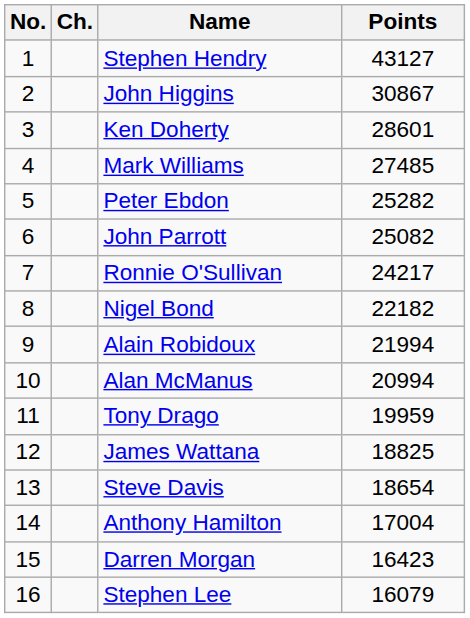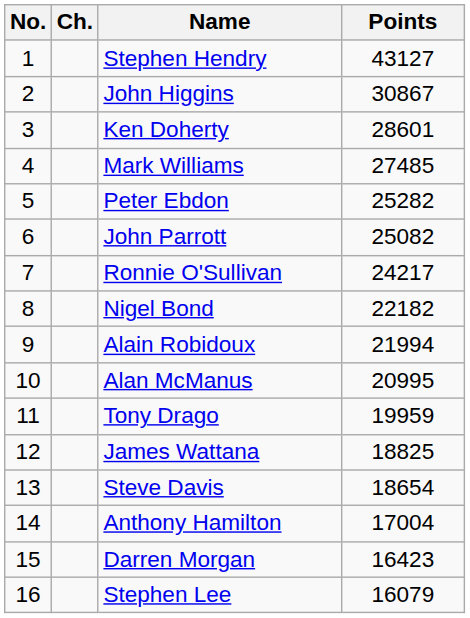(403, 380) 20994 -> (403, 380) 20995
